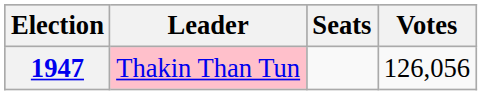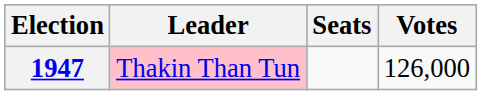(427, 67) 126,056 -> (427, 67) 126,000
